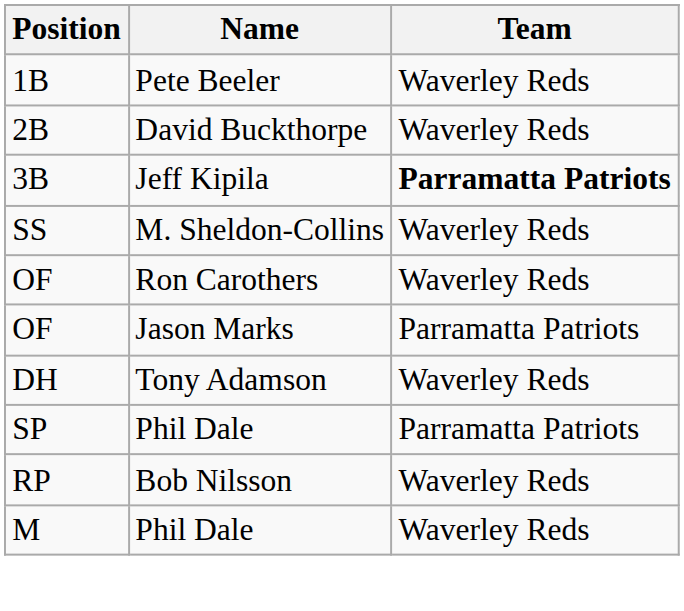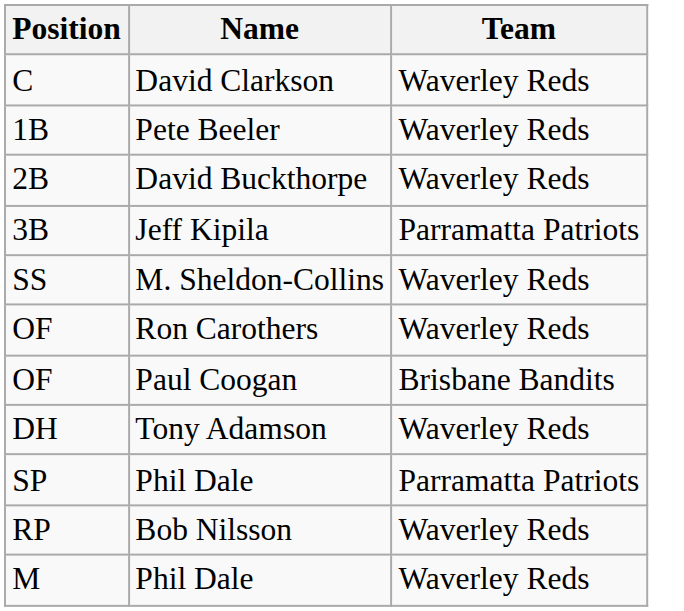+ row: (23, 79)
(535, 179) bold -> (519, 229) normal
+ row: (32, 379)
- row: (32, 329)
